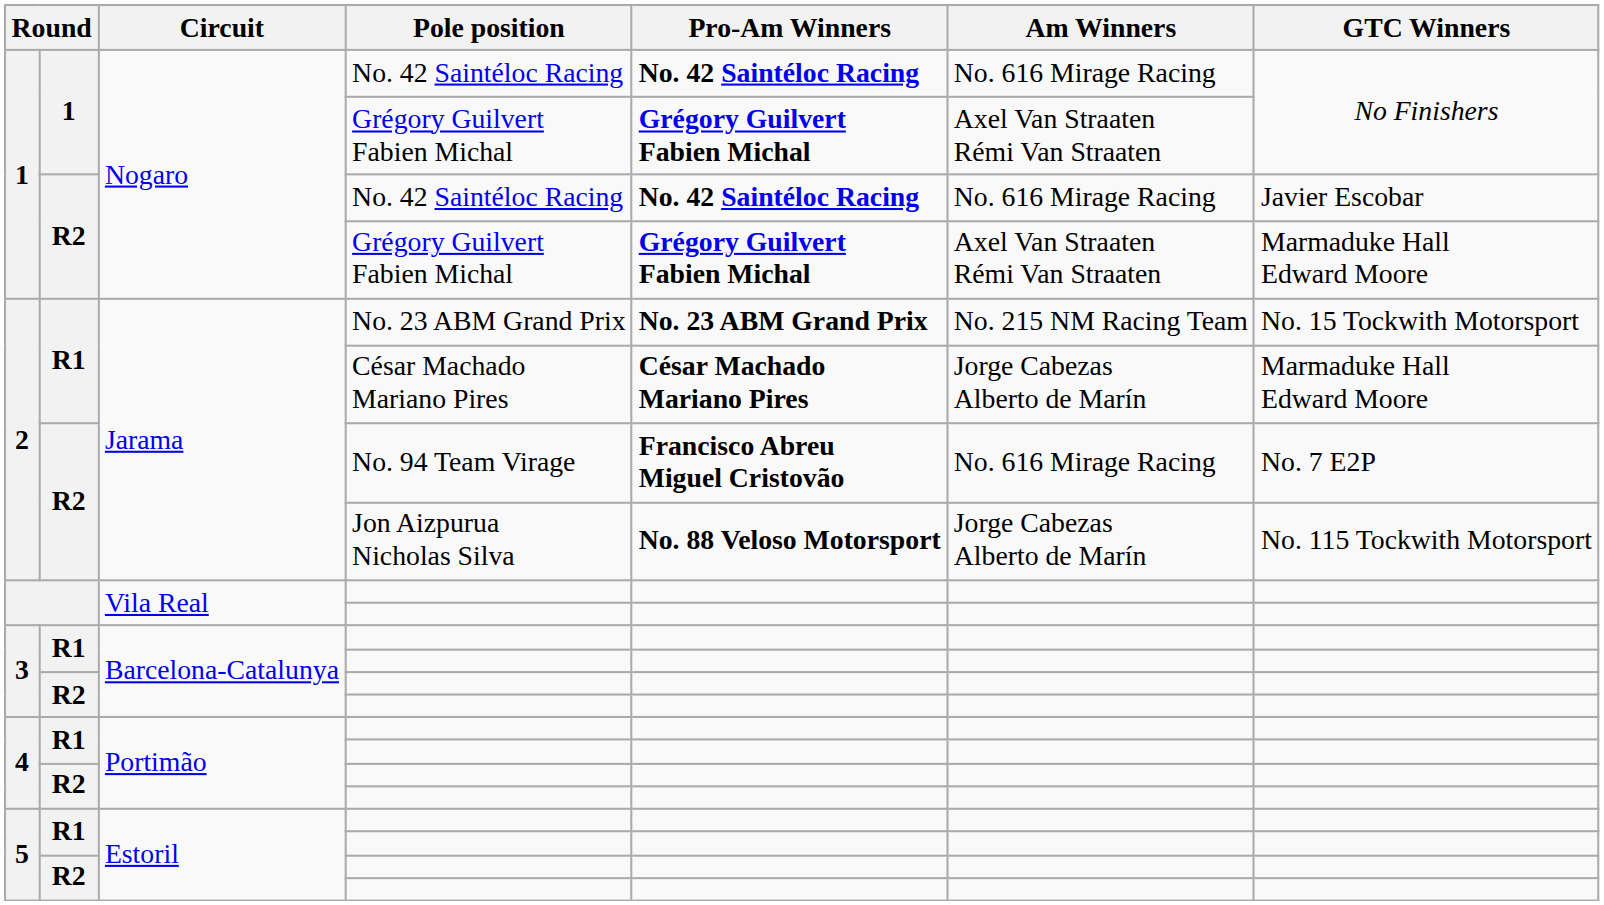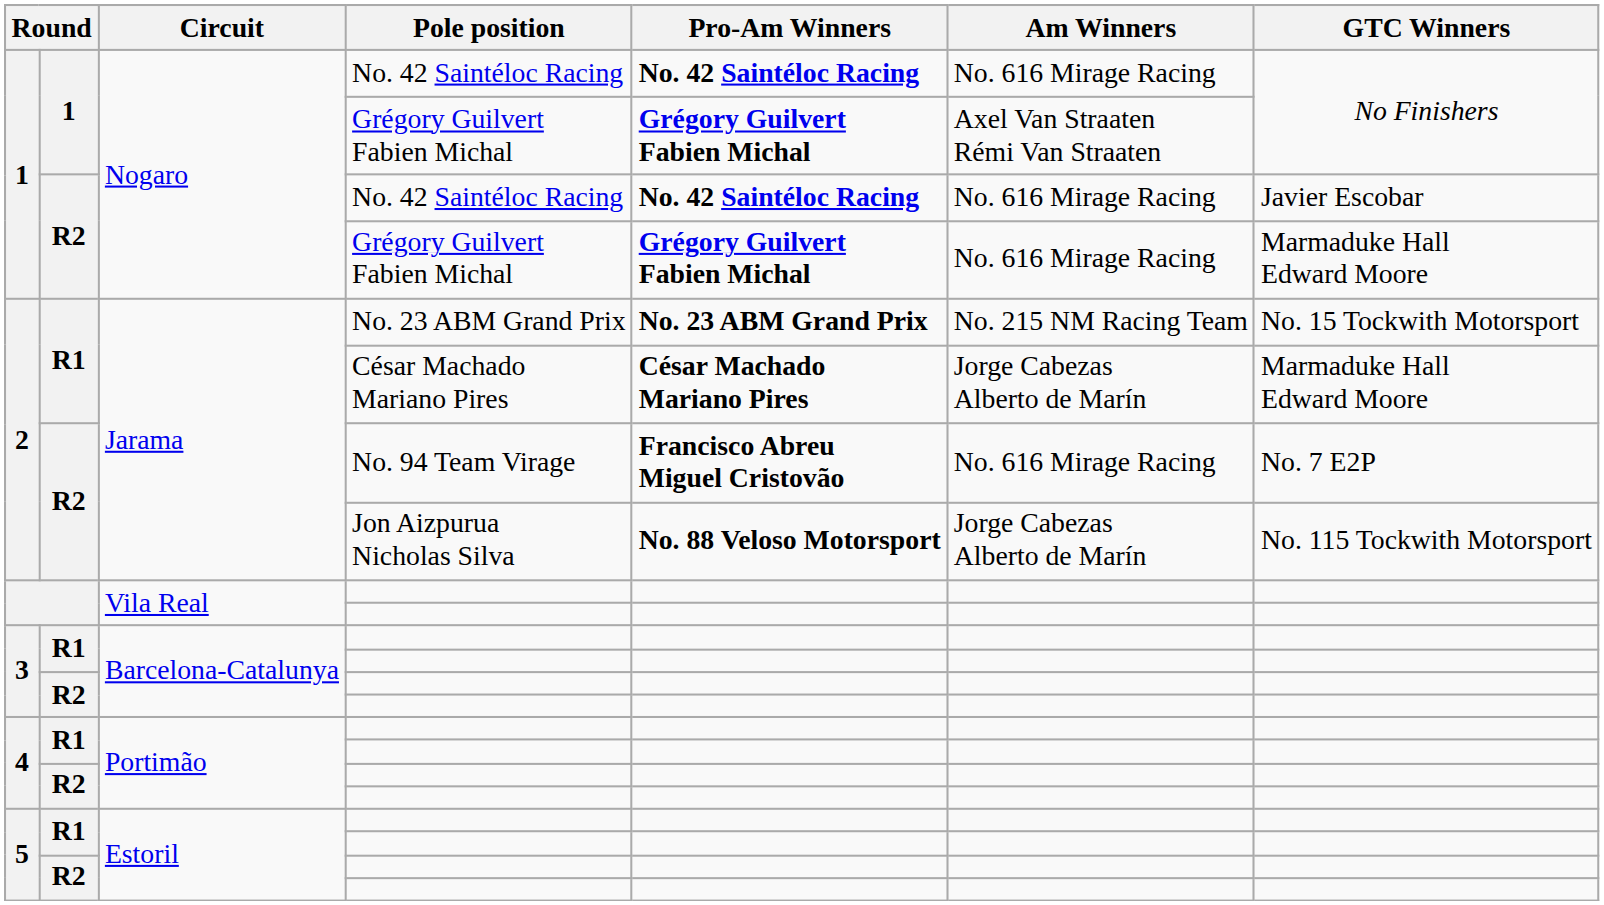(1058, 259) Axel Van Straaten Rémi Van Straaten -> (1085, 259) No. 616 Mirage Racing
